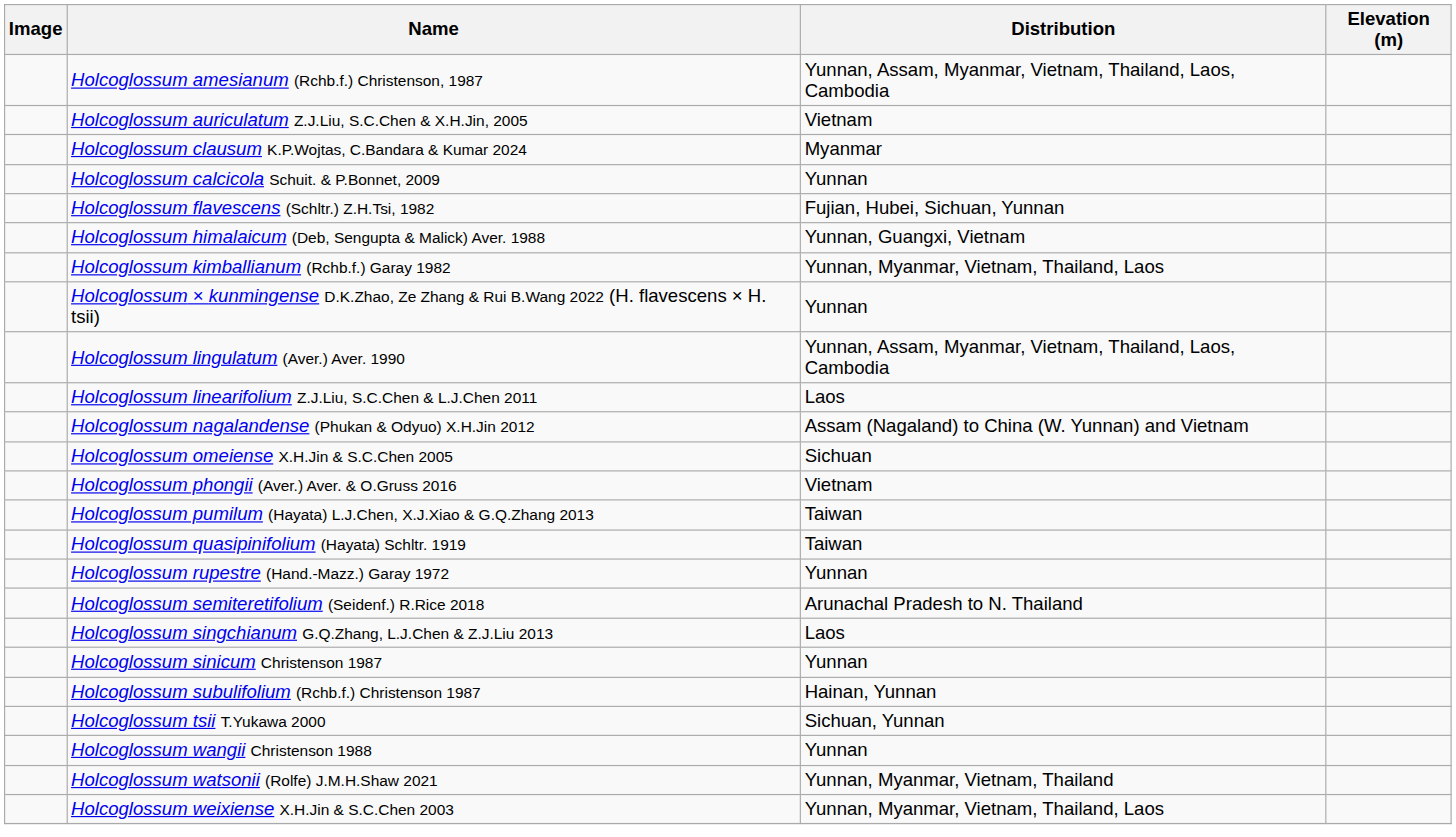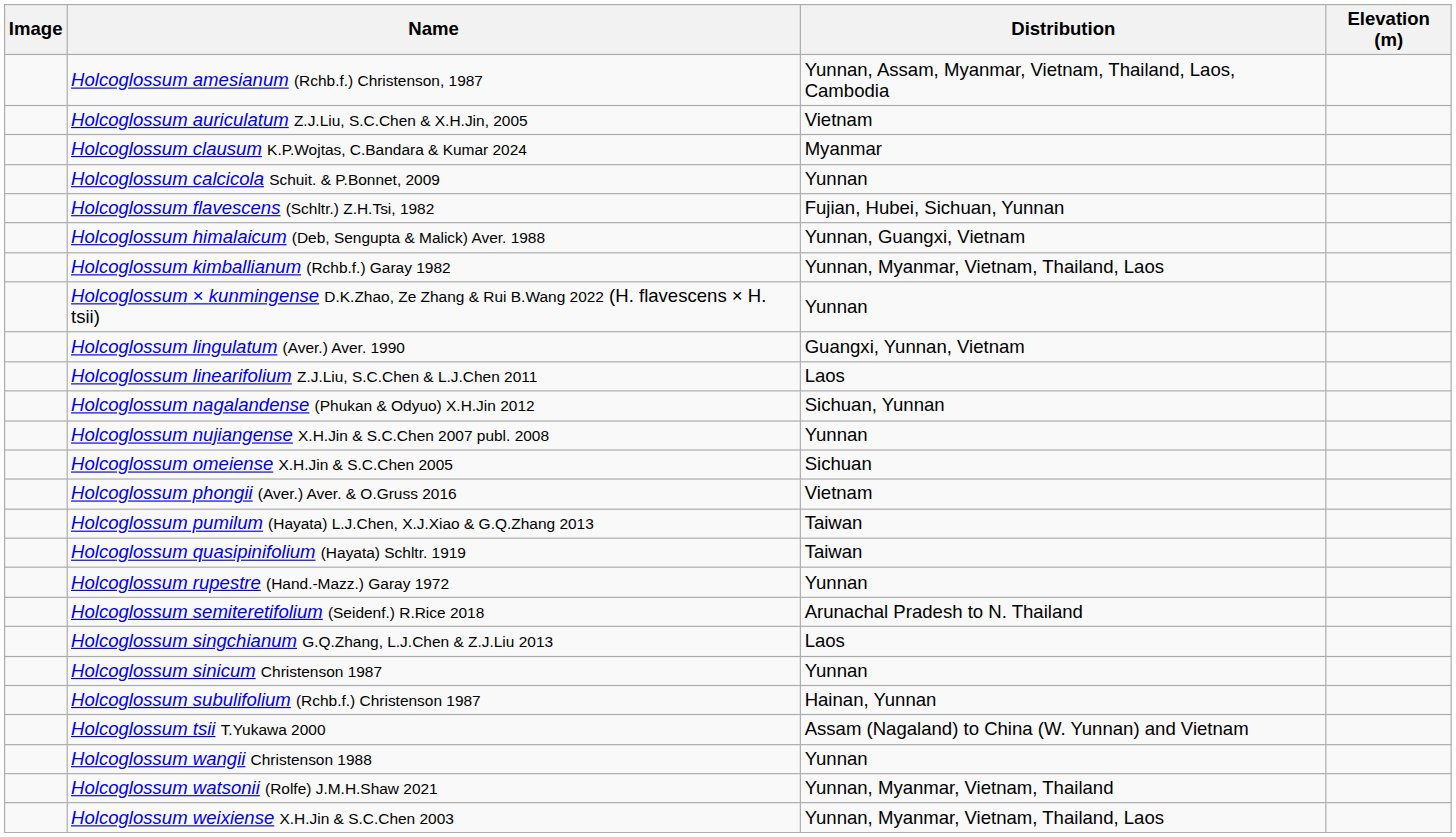(1020, 357) Yunnan, Assam, Myanmar, Vietnam, Thailand, Laos, Cambodia -> (915, 346) Guangxi, Yunnan, Vietnam
(1027, 426) Assam (Nagaland) to China (W. Yunnan) and Vietnam -> (875, 405) Sichuan, Yunnan
+ row: (310, 435)
(875, 720) Sichuan, Yunnan -> (1027, 729) Assam (Nagaland) to China (W. Yunnan) and Vietnam
